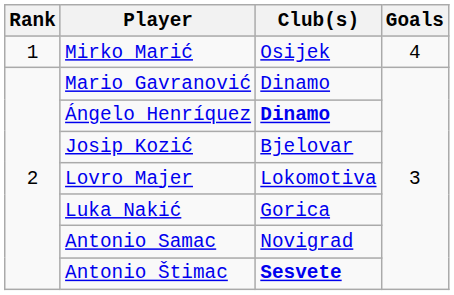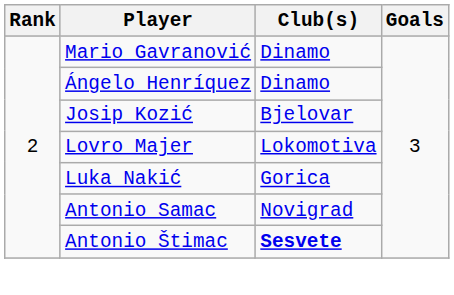- row: (129, 52)
(295, 115) bold -> (295, 84) normal
